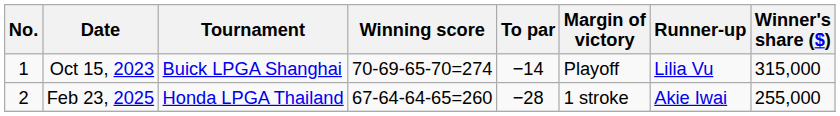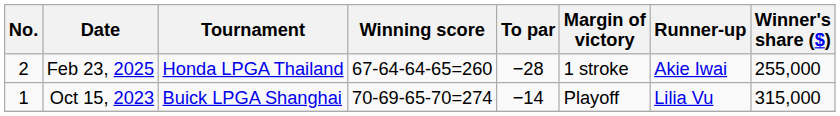rows swapped: (102, 69) <-> (100, 97)
